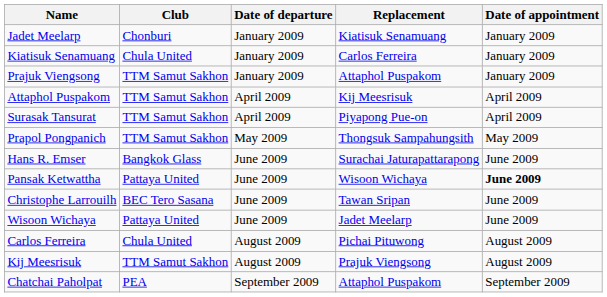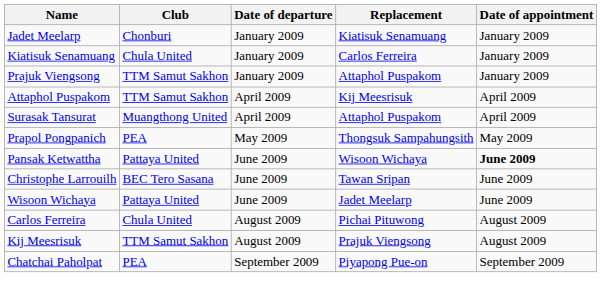(175, 117) TTM Samut Sakhon -> (175, 117) Muangthong United
(383, 117) Piyapong Pue-on -> (390, 117) Attaphol Puspakom
(175, 138) TTM Samut Sakhon -> (135, 138) PEA
- row: (46, 158)
(390, 281) Attaphol Puspakom -> (383, 261) Piyapong Pue-on
